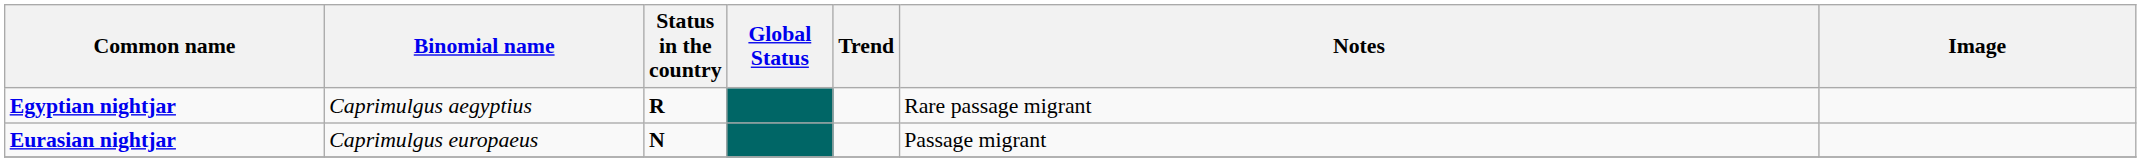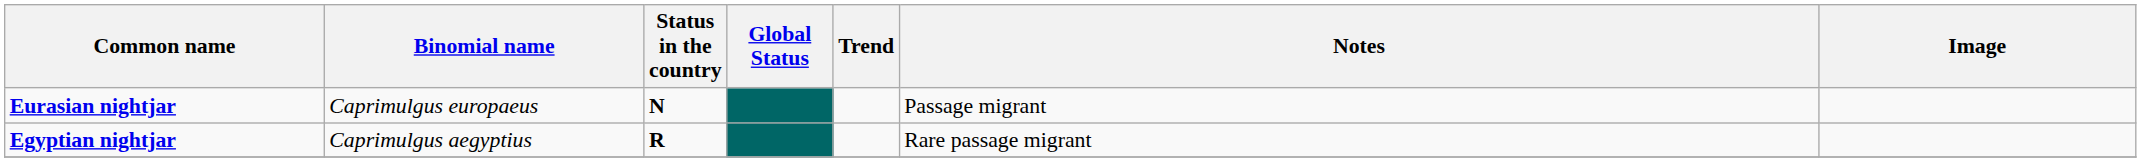rows swapped: (93, 139) <-> (93, 105)
